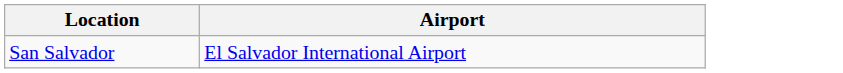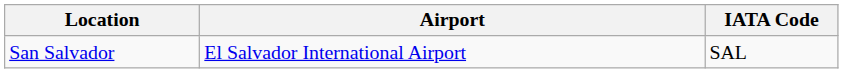+ column: (771, 20)
